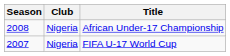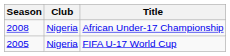(18, 43) 2007 -> (18, 43) 2005
